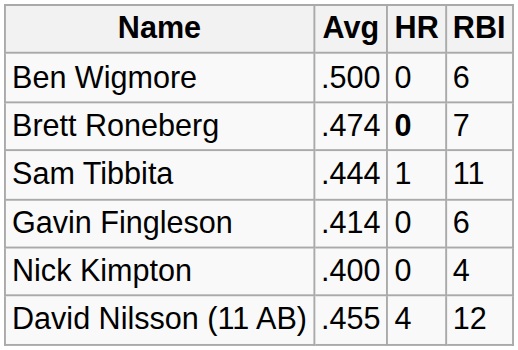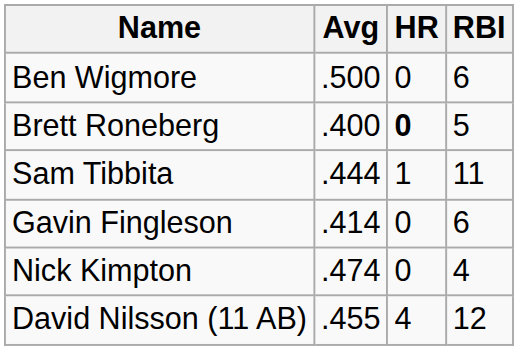(351, 125) .474 -> (351, 125) .400
(461, 125) 7 -> (461, 125) 5
(351, 271) .400 -> (351, 271) .474
